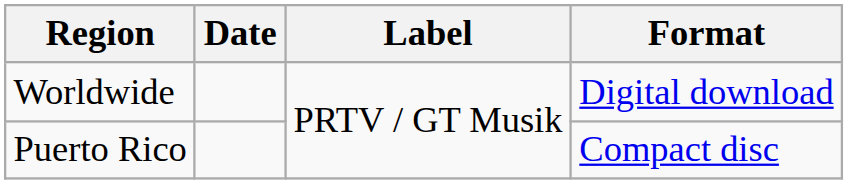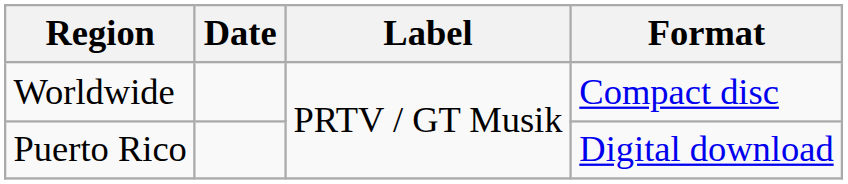(706, 91) Digital download -> (679, 91) Compact disc
(679, 149) Compact disc -> (706, 149) Digital download
